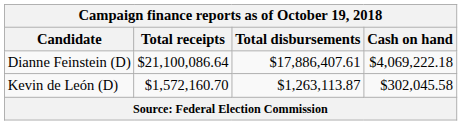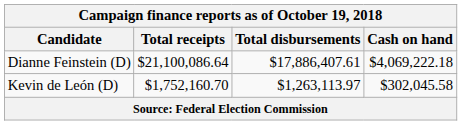(187, 85) $1,572,160.70 -> (187, 85) $1,752,160.70
(319, 85) $1,263,113.87 -> (319, 85) $1,263,113.97
